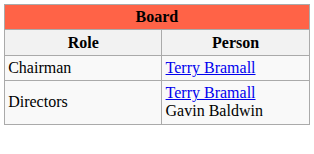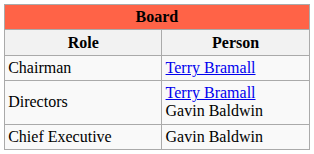+ row: (60, 136)
